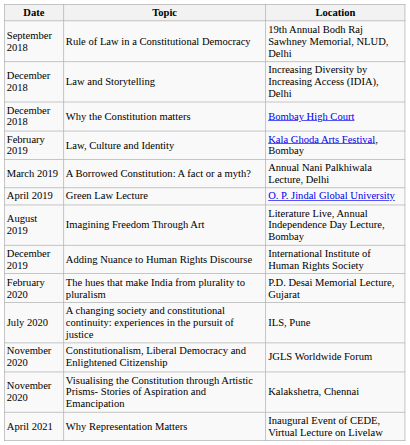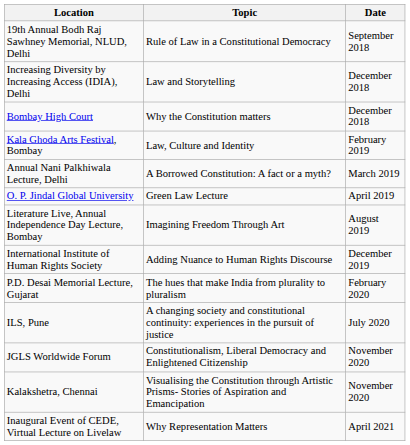columns swapped: (34, 12) <-> (335, 12)
